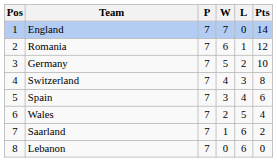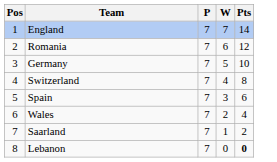- column: (244, 13)
(262, 149) normal -> (244, 149) bold
